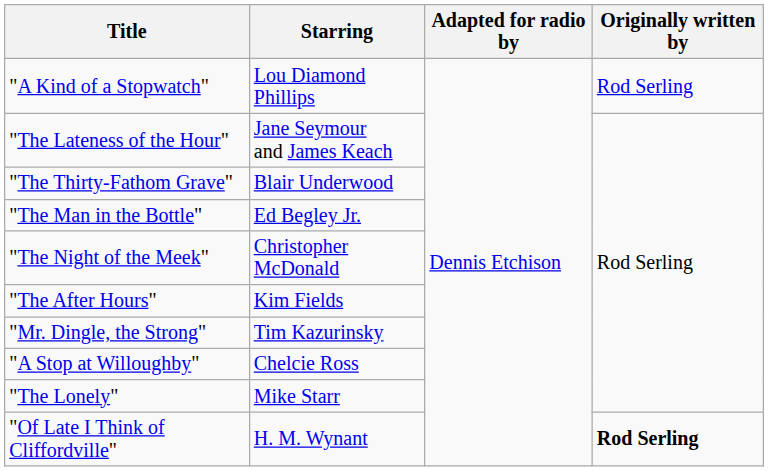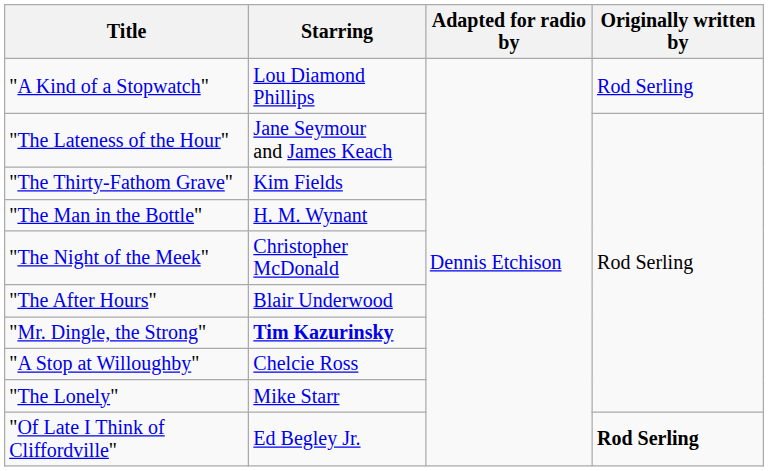(323, 183) Blair Underwood -> (298, 183) Kim Fields
(307, 214) Ed Begley Jr. -> (310, 214) H. M. Wynant
(298, 300) Kim Fields -> (323, 300) Blair Underwood
(319, 332) normal -> (323, 332) bold
(311, 438) H. M. Wynant -> (307, 438) Ed Begley Jr.
